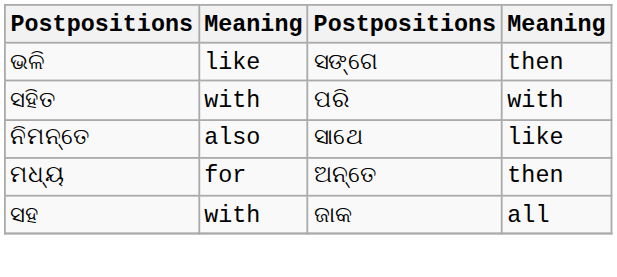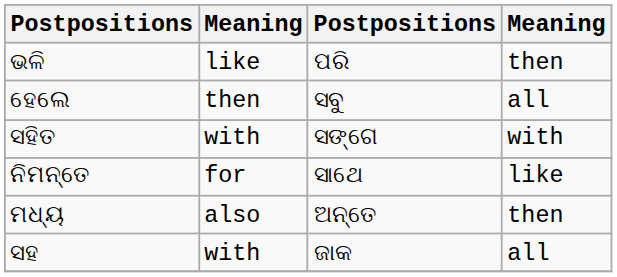(346, 62) ସଙ୍ଗେ -> (332, 62) ପରି
+ row: (40, 100)
(332, 100) ପରି -> (346, 138) ସଙ୍ଗେ
(232, 138) also -> (225, 177) for
(225, 177) for -> (232, 215) also
